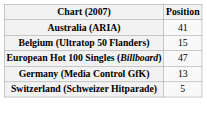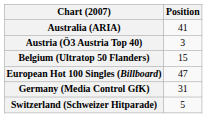+ row: (84, 43)
(183, 74) 13 -> (183, 89) 31
